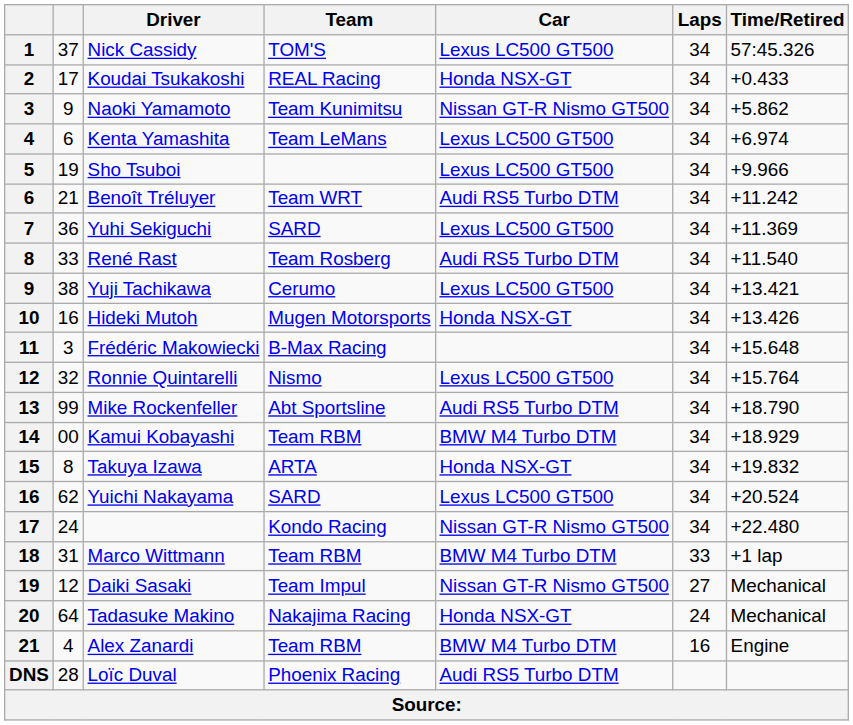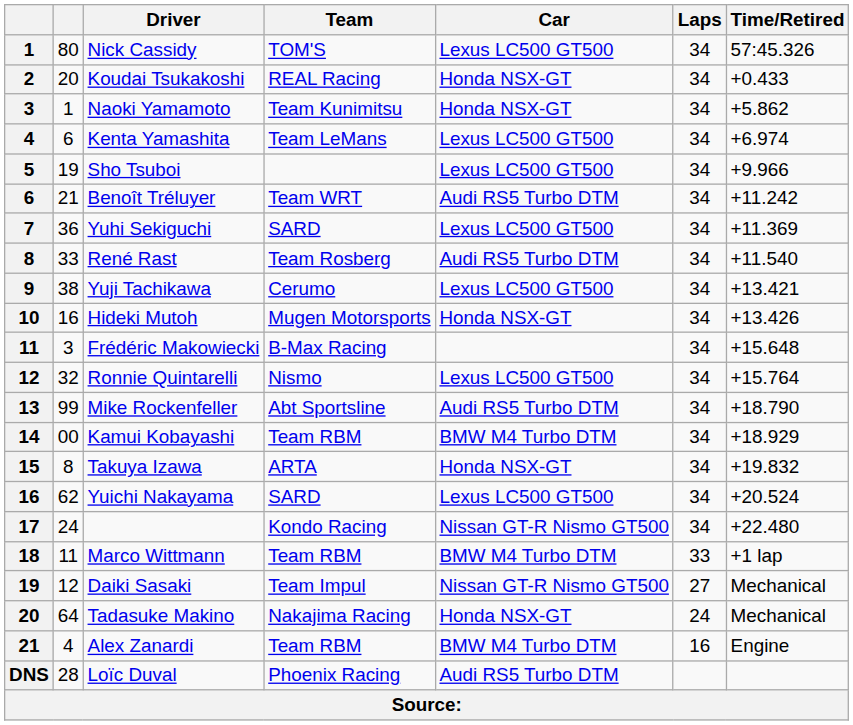(68, 50) 37 -> (68, 50) 80
(68, 80) 17 -> (68, 80) 20
(68, 109) 9 -> (68, 109) 1
(554, 109) Nissan GT-R Nismo GT500 -> (505, 109) Honda NSX-GT
(68, 556) 31 -> (68, 556) 11
